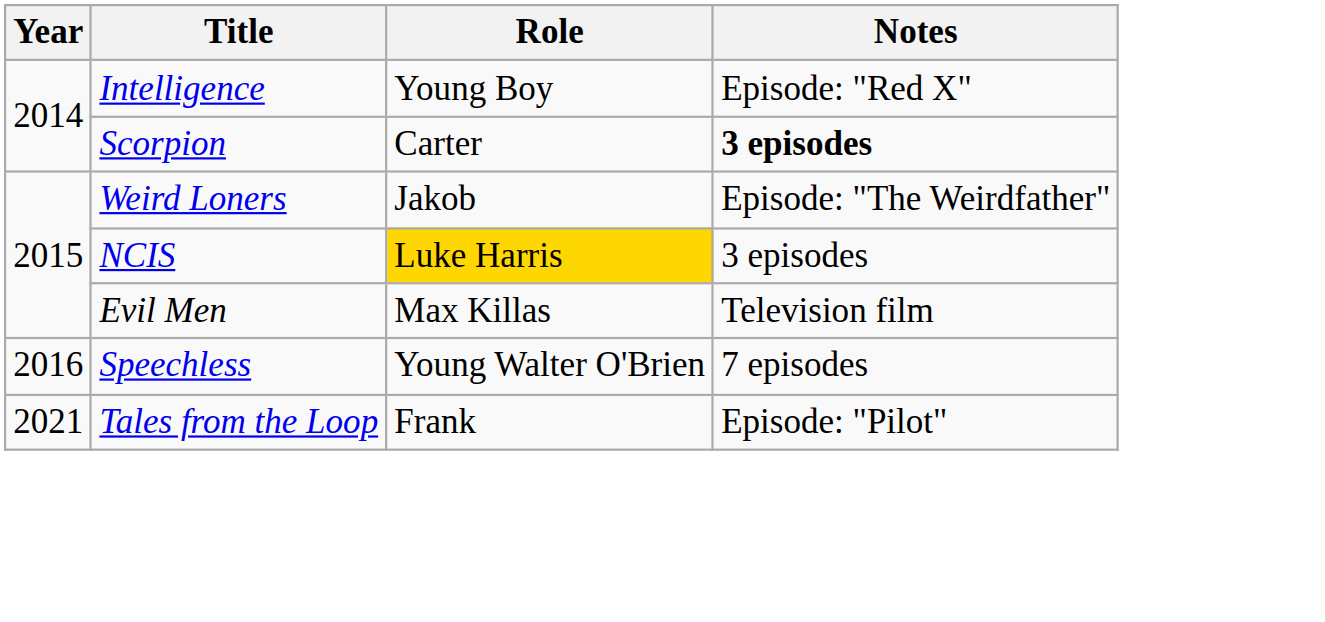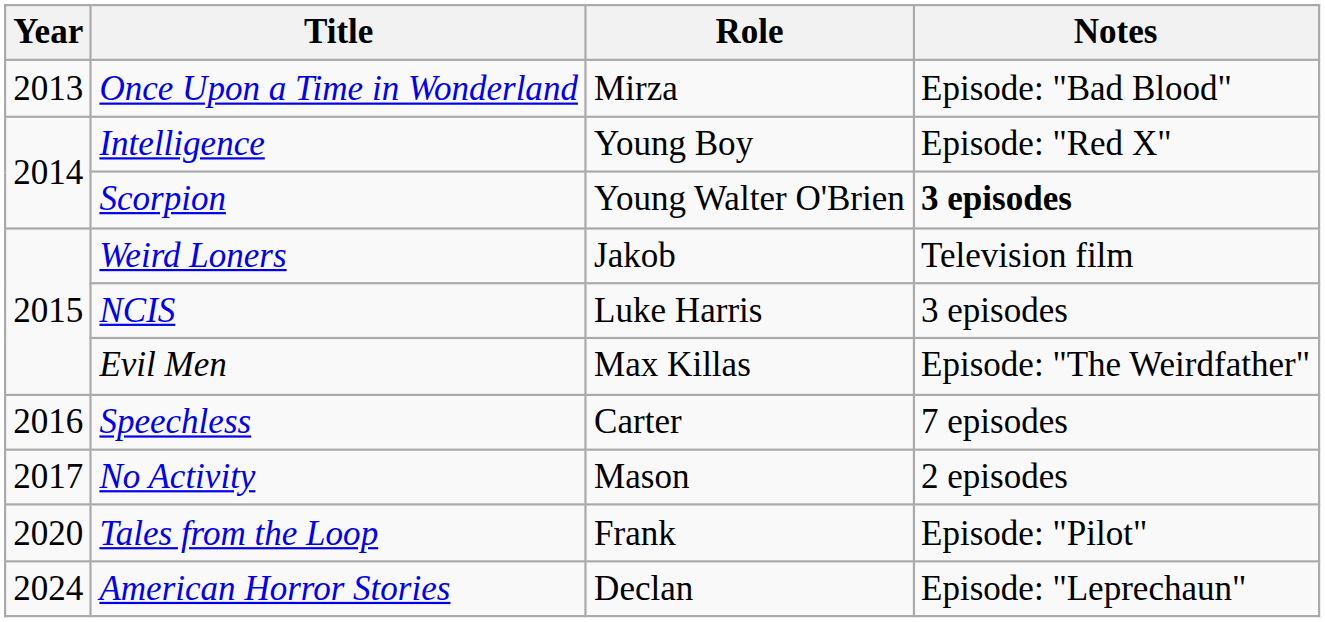+ row: (339, 87)
(438, 143) Carter -> (749, 198) Young Walter O'Brien
(916, 198) Episode: "The Weirdfather" -> (1027, 254) Television film
(478, 254) gold background -> (678, 310) no background
(828, 310) Television film -> (1116, 365) Episode: "The Weirdfather"
(550, 365) Young Walter O'Brien -> (638, 421) Carter
+ row: (177, 476)
(48, 421) 2021 -> (48, 532) 2020
+ row: (275, 587)
